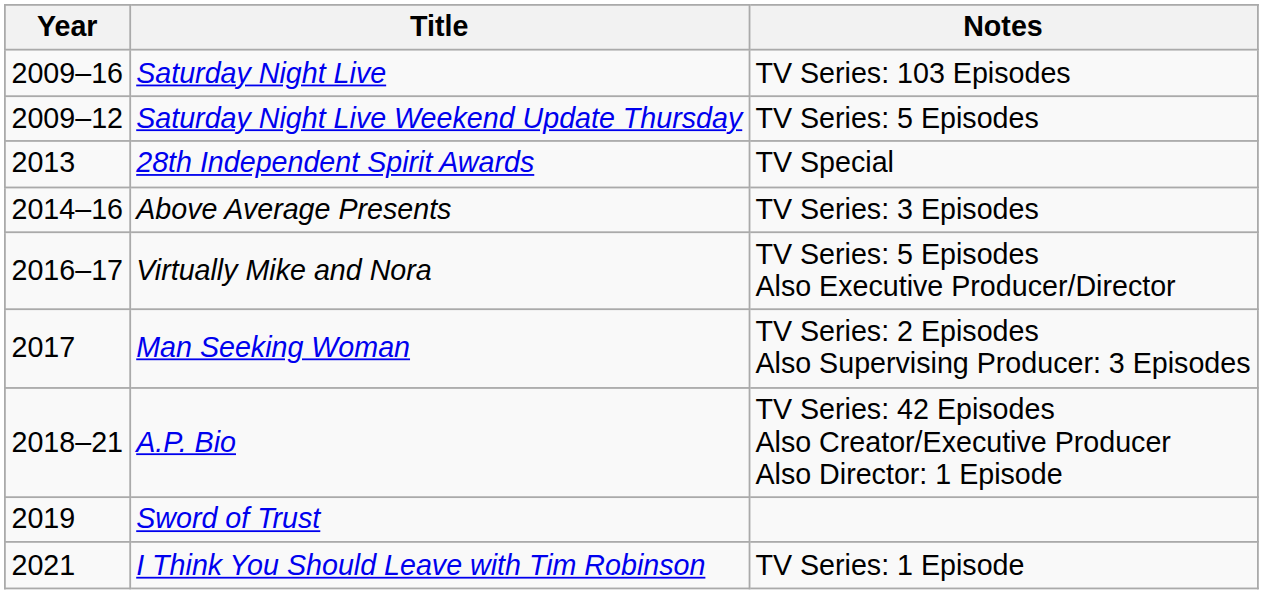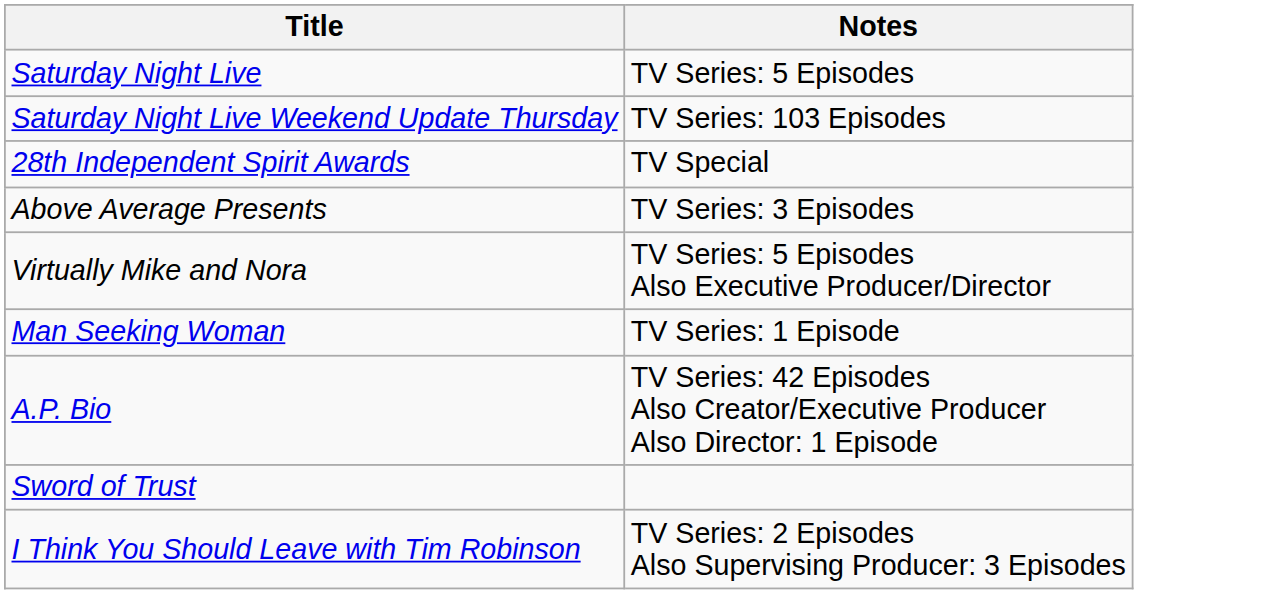- column: (67, 27)
(913, 72) TV Series: 103 Episodes -> (772, 72) TV Series: 5 Episodes
(897, 118) TV Series: 5 Episodes -> (788, 118) TV Series: 103 Episodes
(1003, 348) TV Series: 2 Episodes Also Supervising Producer: 3 Episodes -> (765, 331) TV Series: 1 Episode
(890, 564) TV Series: 1 Episode -> (878, 548) TV Series: 2 Episodes Also Supervising Producer: 3 Episodes
